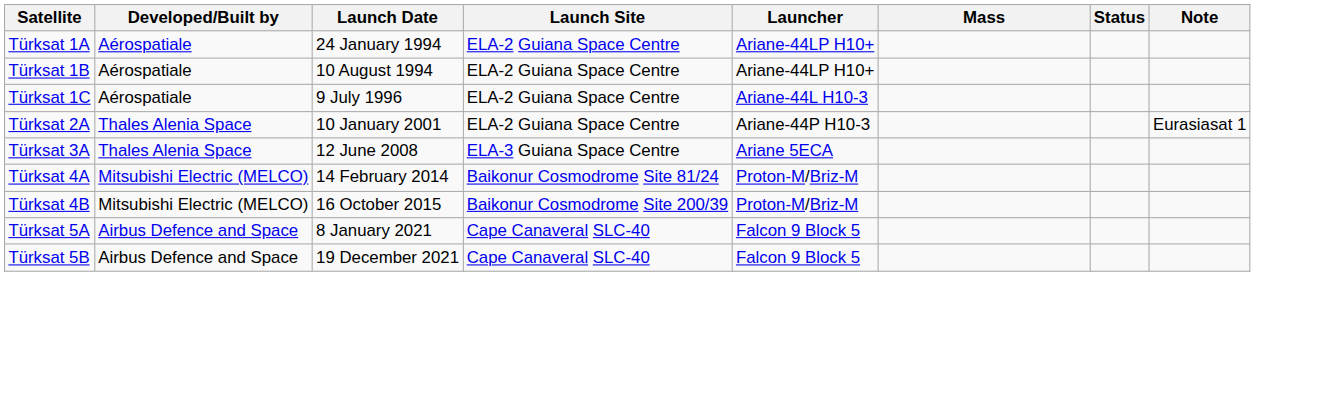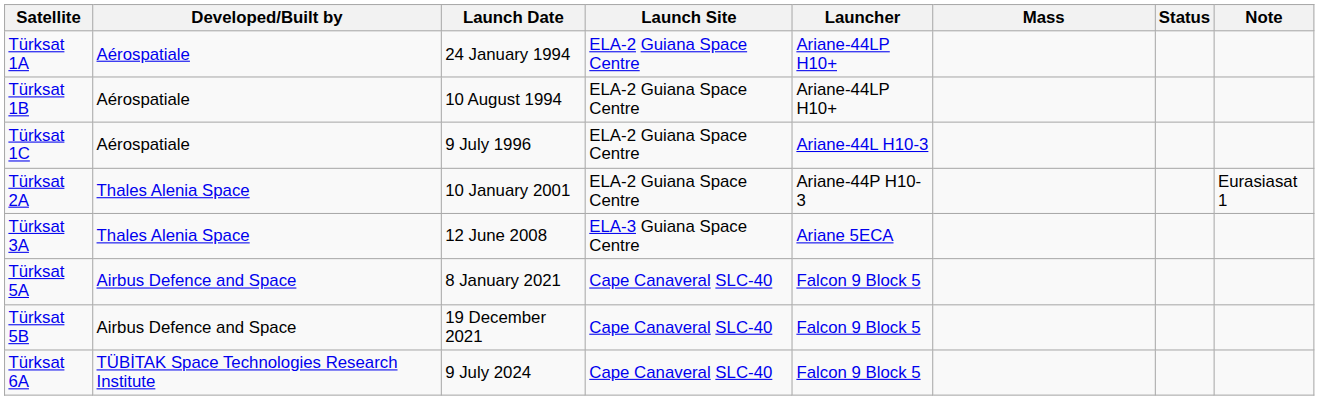- row: (49, 177)
- row: (49, 204)
+ row: (36, 372)
